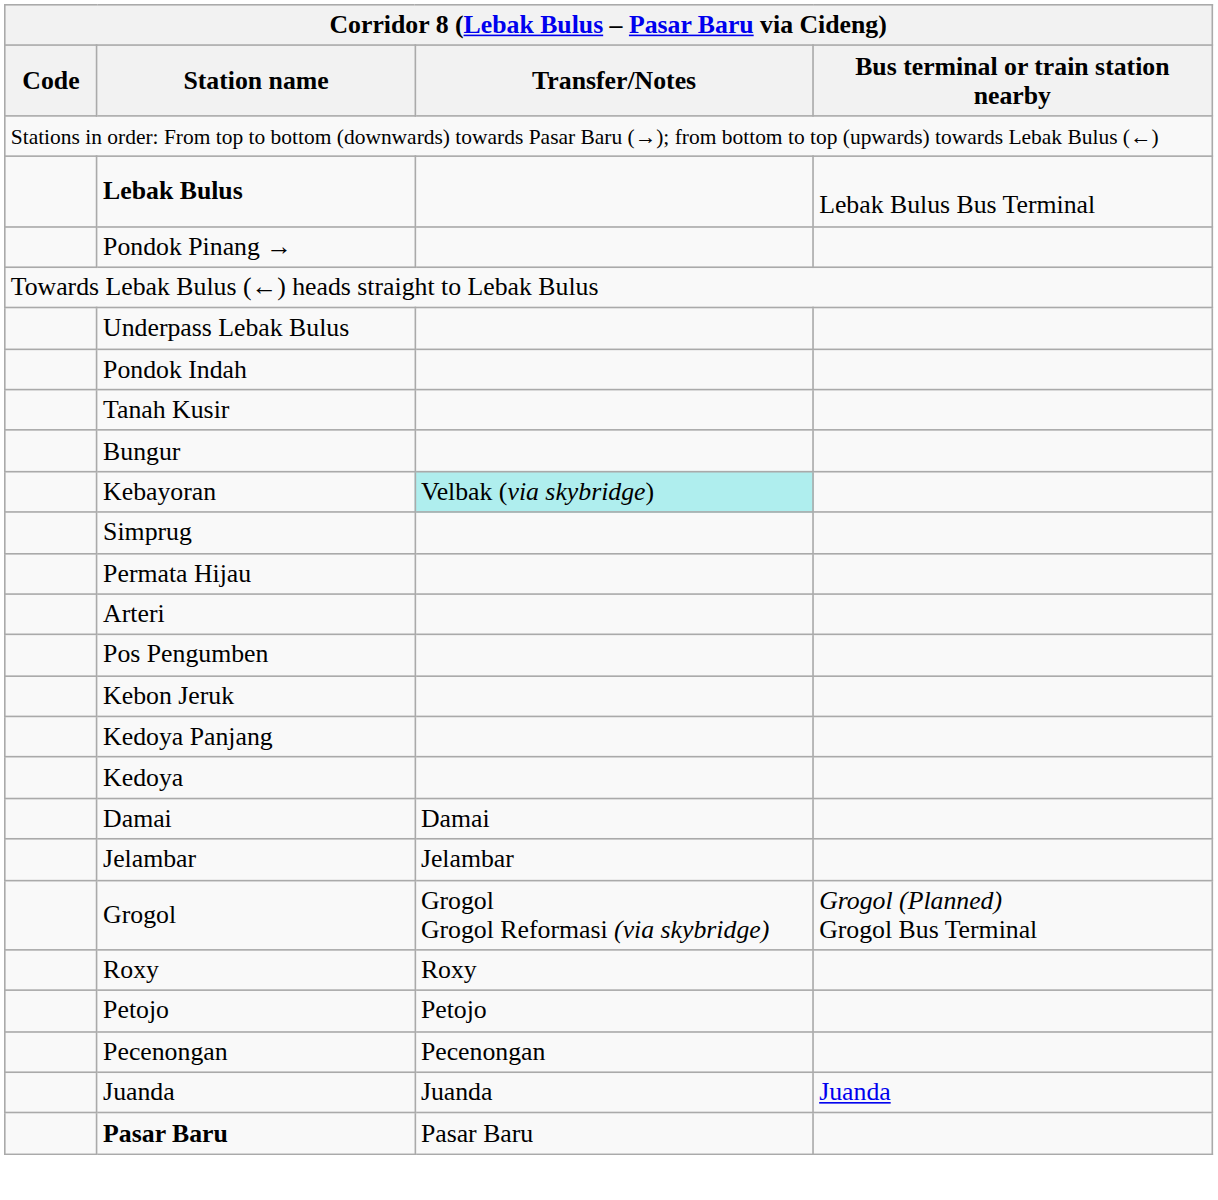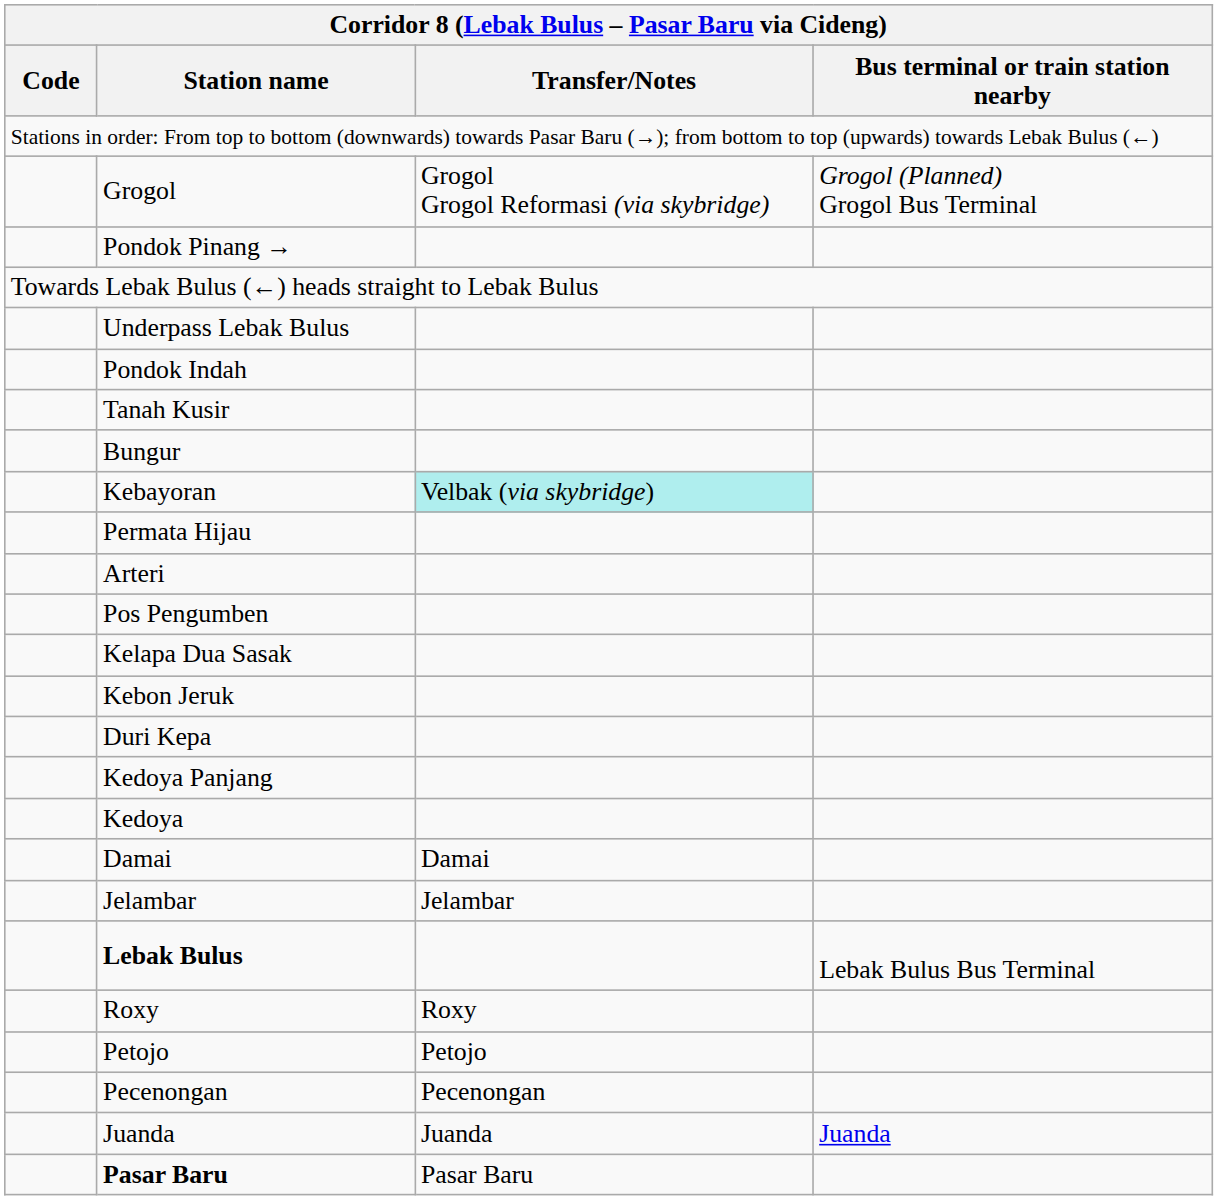rows swapped: (173, 190) <-> (140, 914)
- row: (147, 532)
+ row: (198, 654)
+ row: (157, 736)
